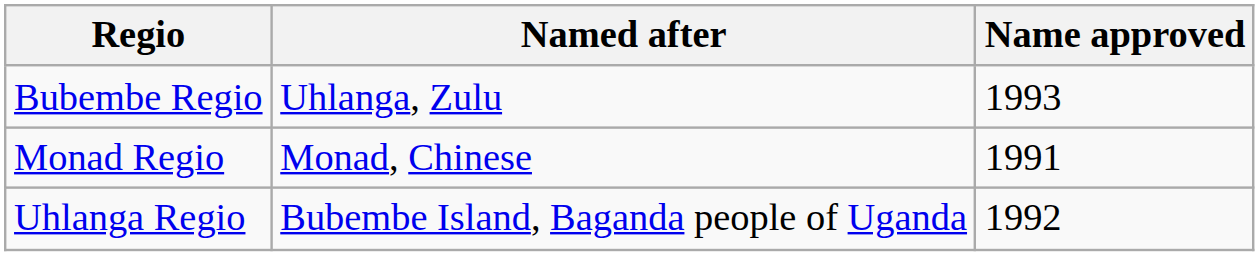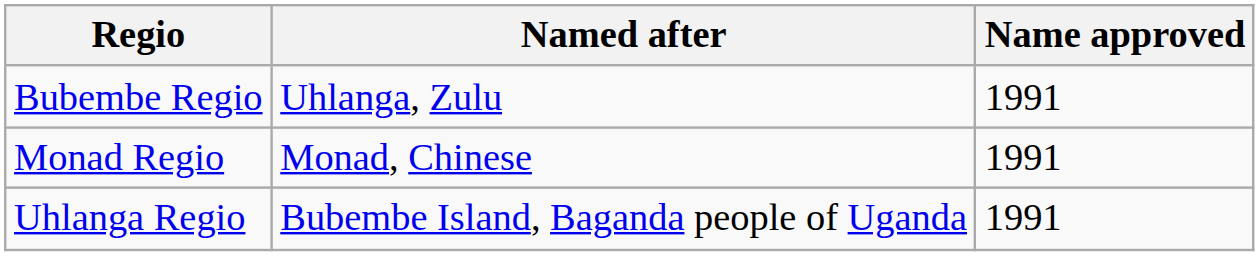(1023, 95) 1993 -> (1023, 95) 1991
(1023, 217) 1992 -> (1023, 217) 1991
